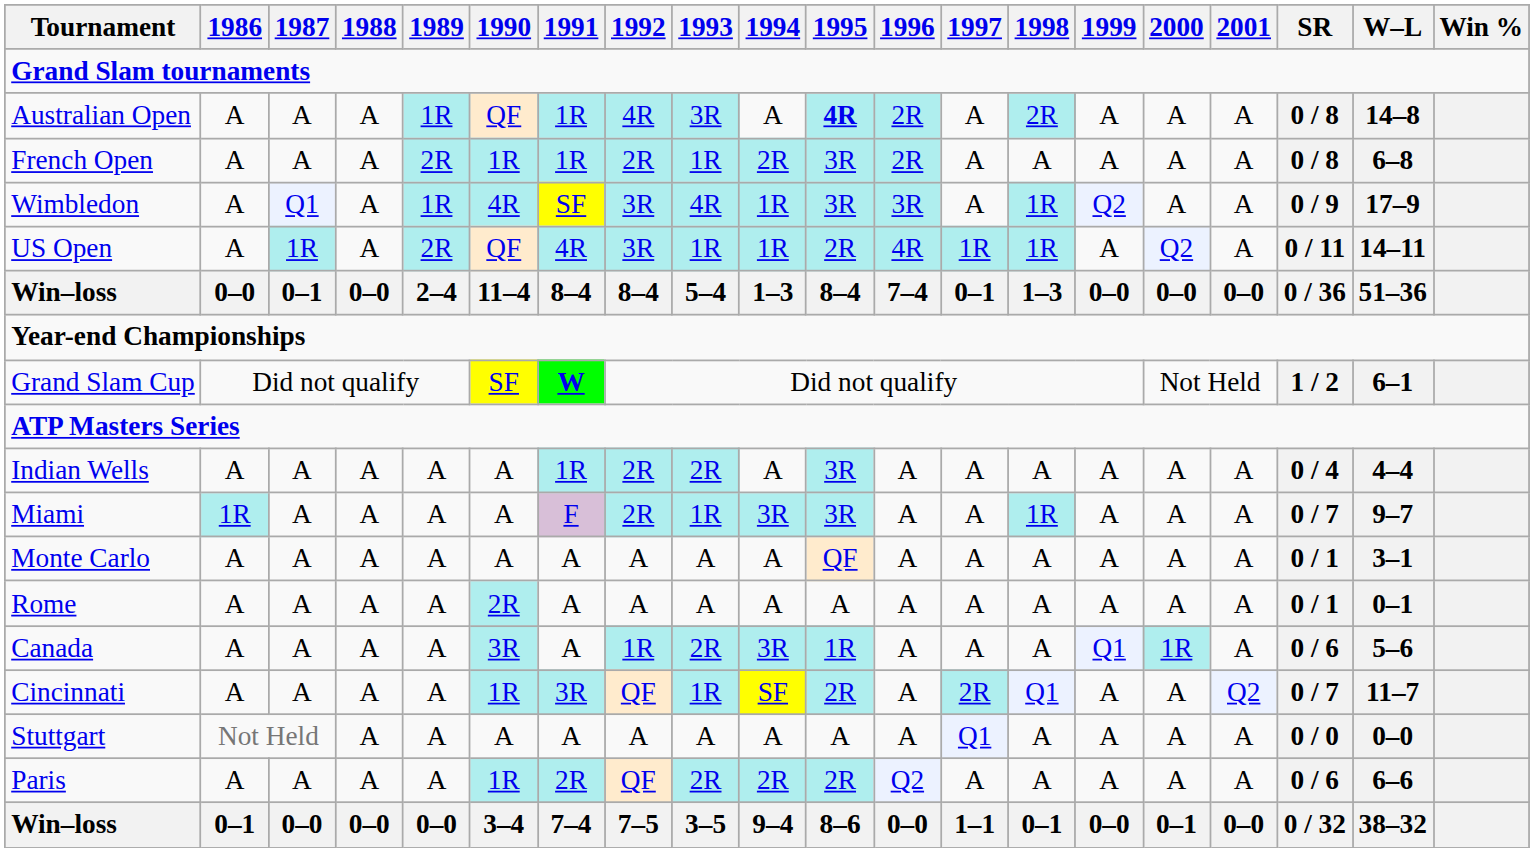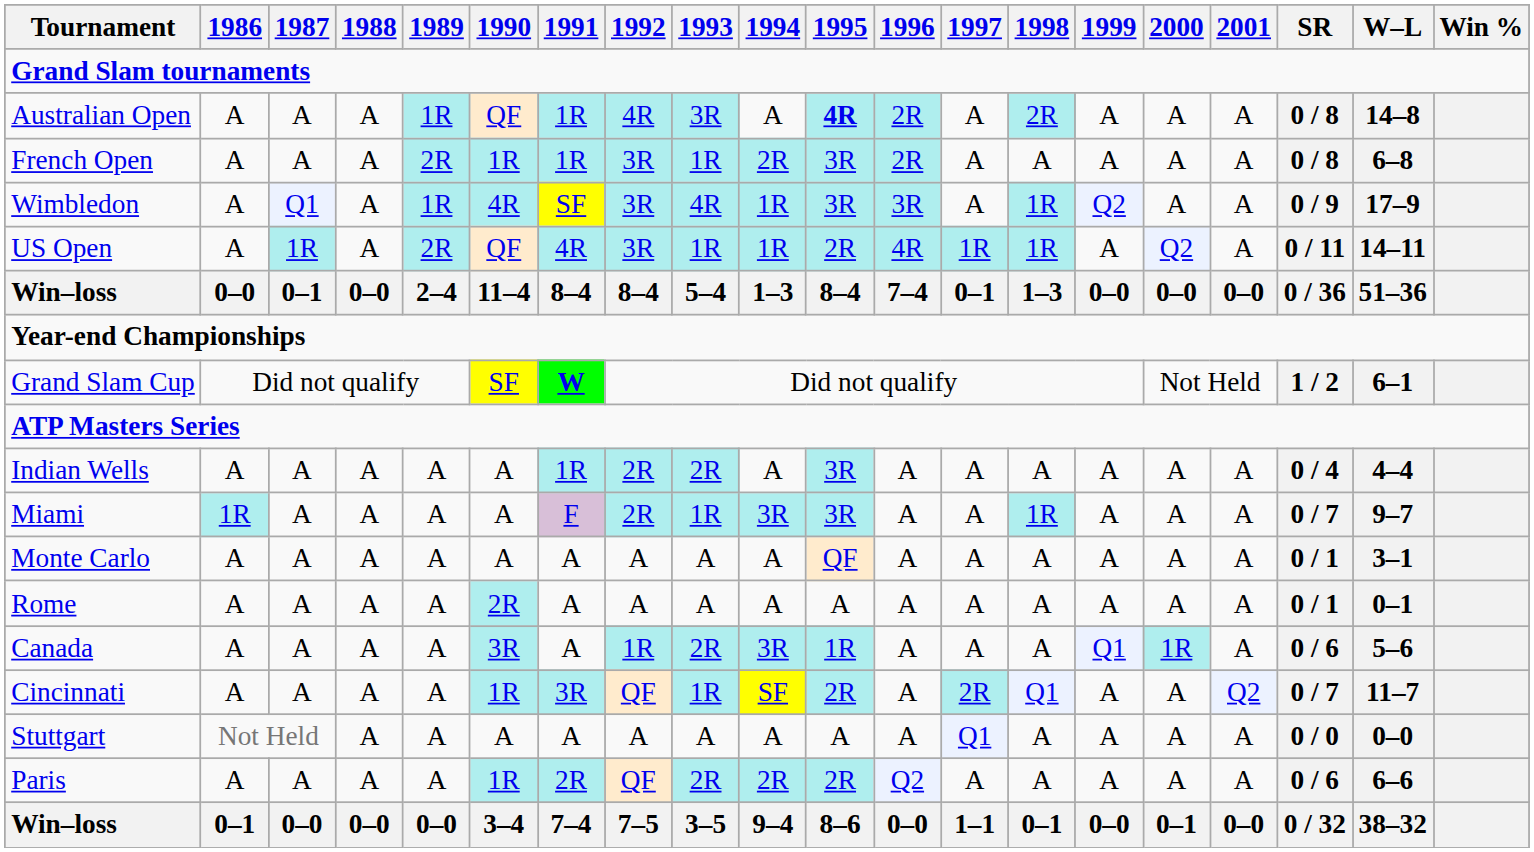(638, 159) 2R -> (638, 159) 3R
